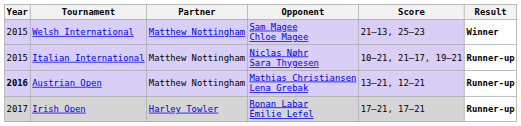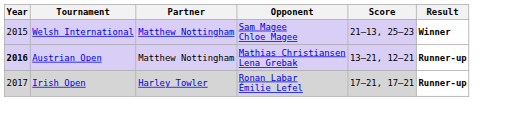- row: (88, 57)
